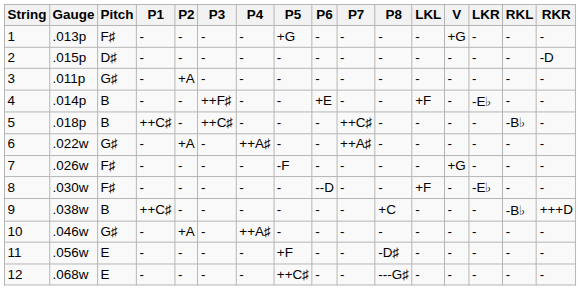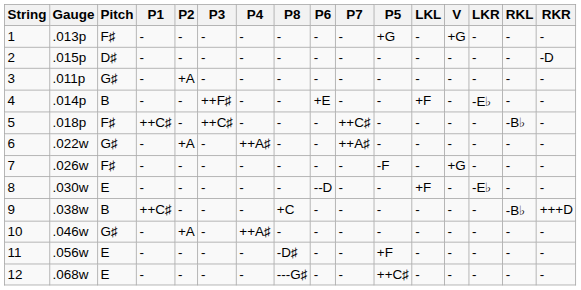columns swapped: (293, 15) <-> (394, 15)
(105, 122) B -> (108, 122) F♯
(108, 187) F♯ -> (105, 187) E
